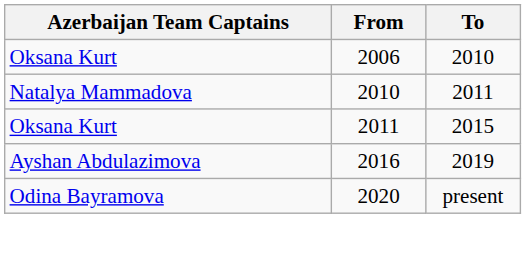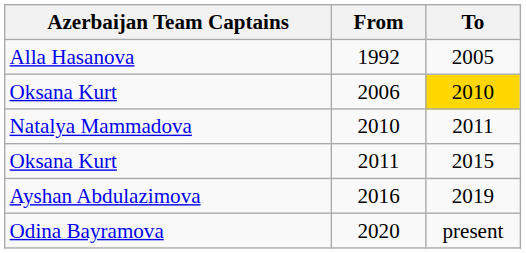+ row: (379, 56)
(473, 56) no background -> (473, 91) gold background
